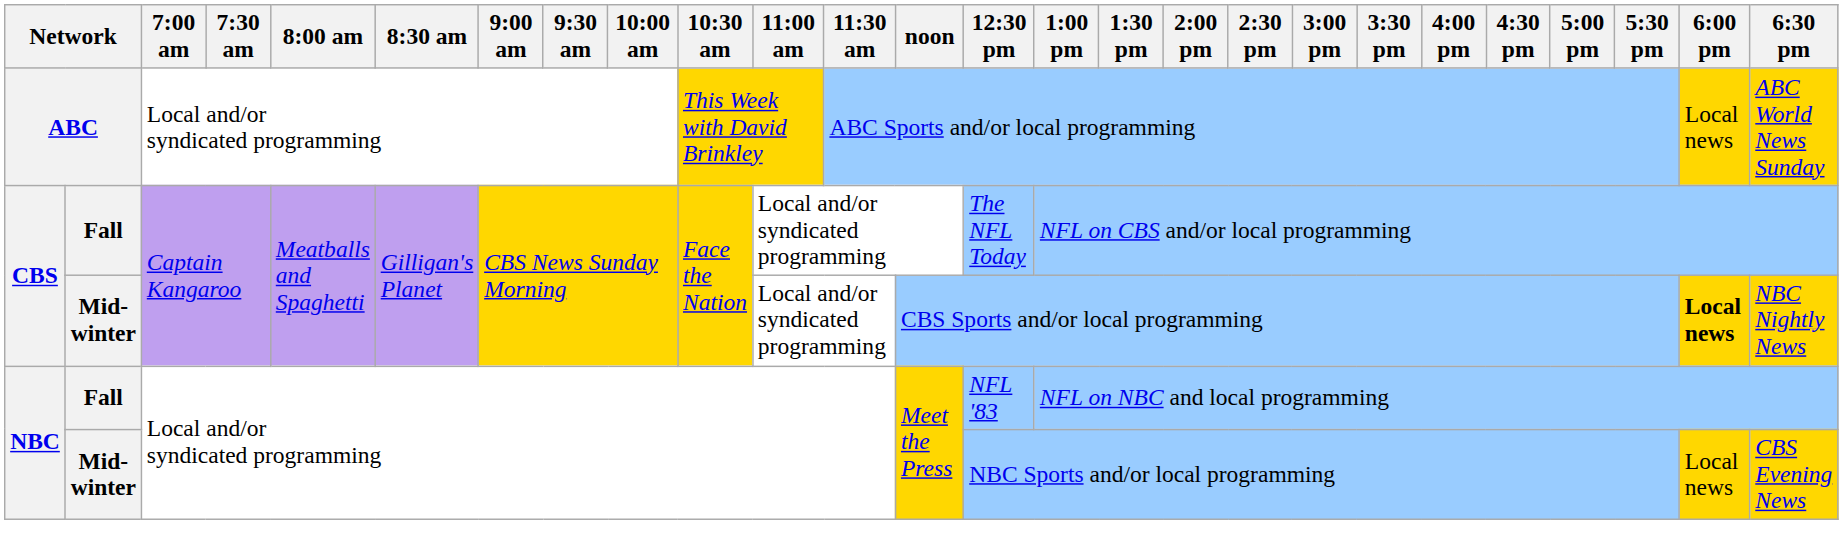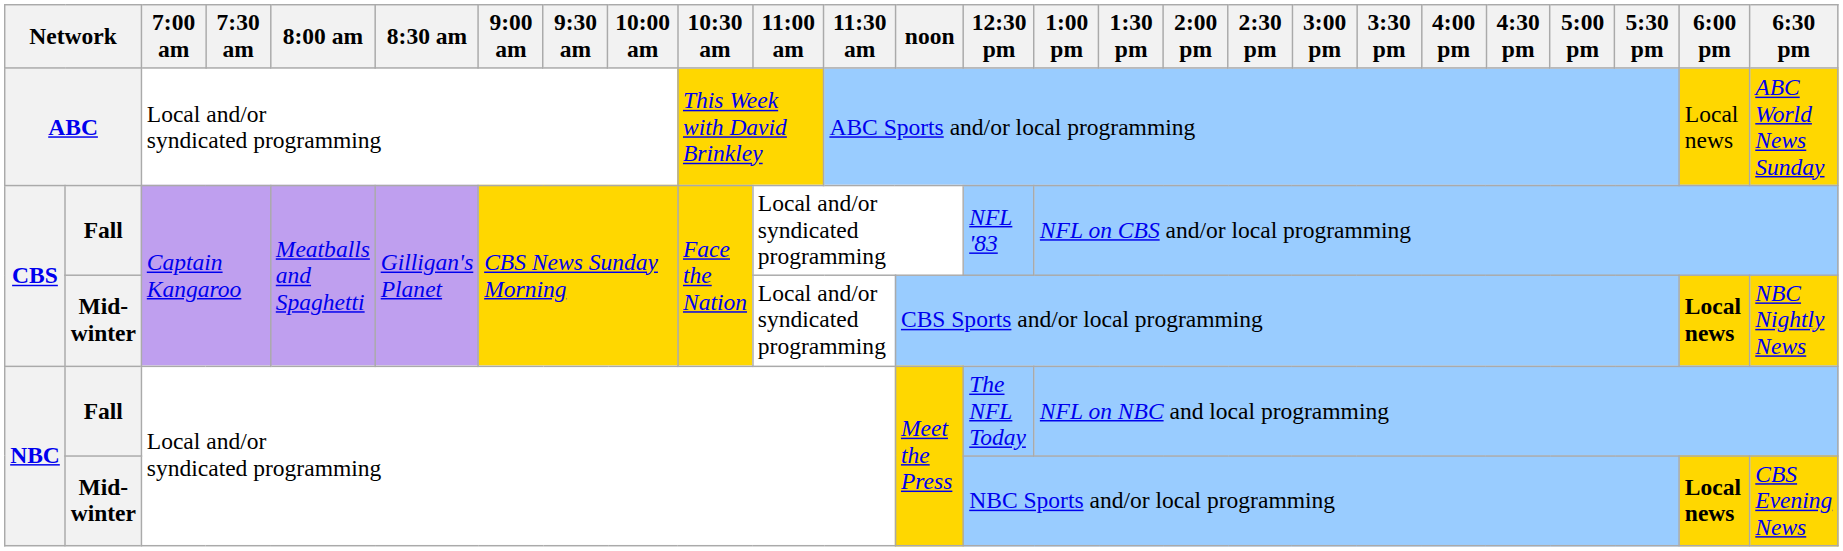(998, 230) The NFL Today -> (991, 230) NFL '83
(991, 397) NFL '83 -> (998, 410) The NFL Today
(1712, 474) normal -> (1713, 500) bold
